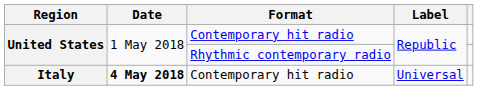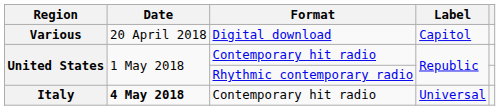+ row: (56, 35)
